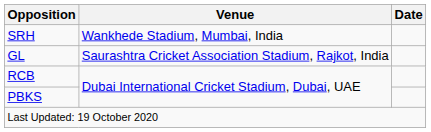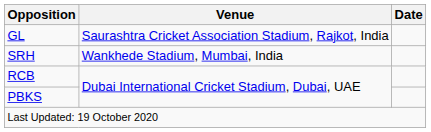rows swapped: (16, 55) <-> (21, 35)
